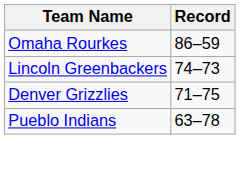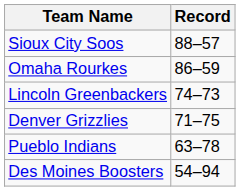+ row: (66, 43)
+ row: (86, 172)
